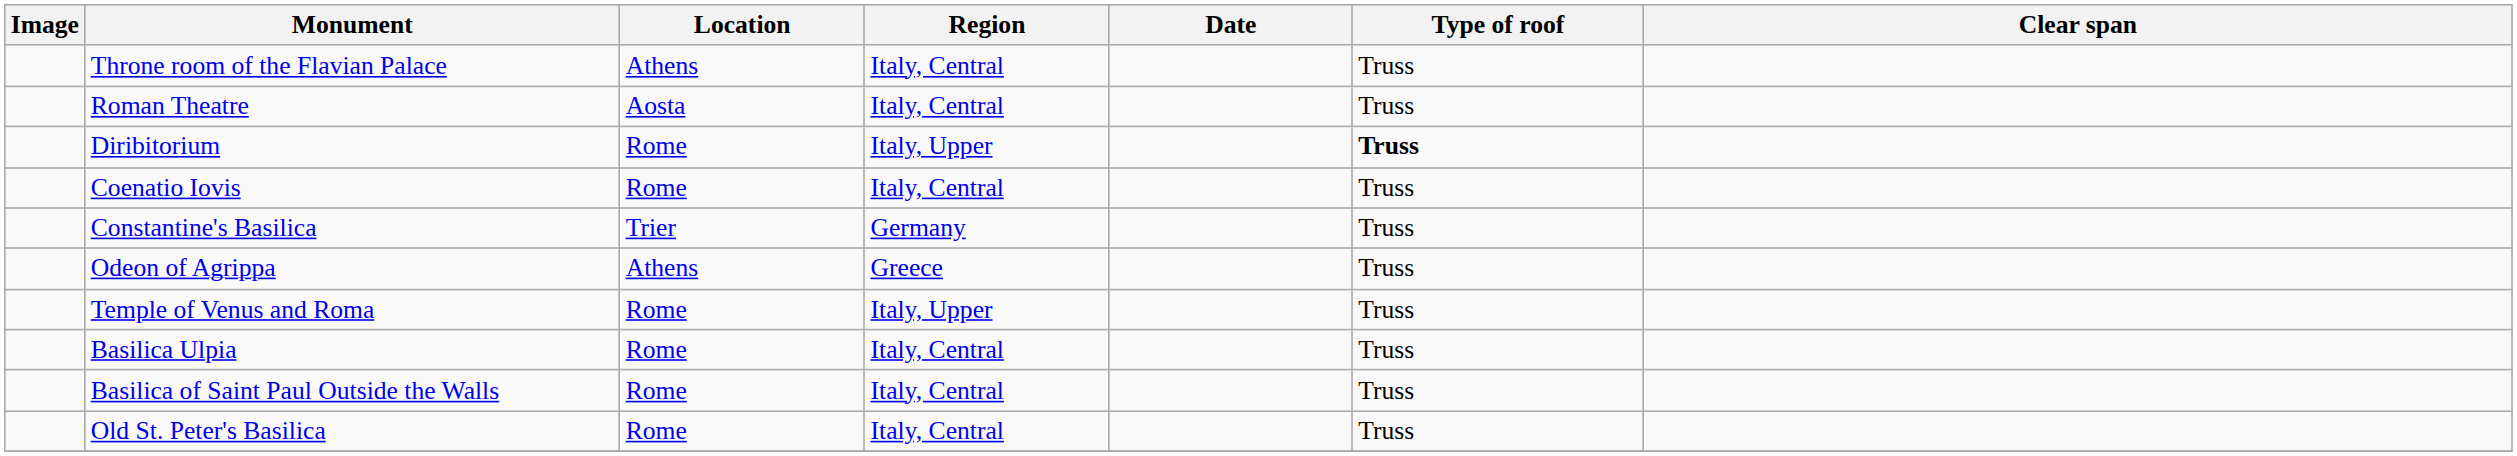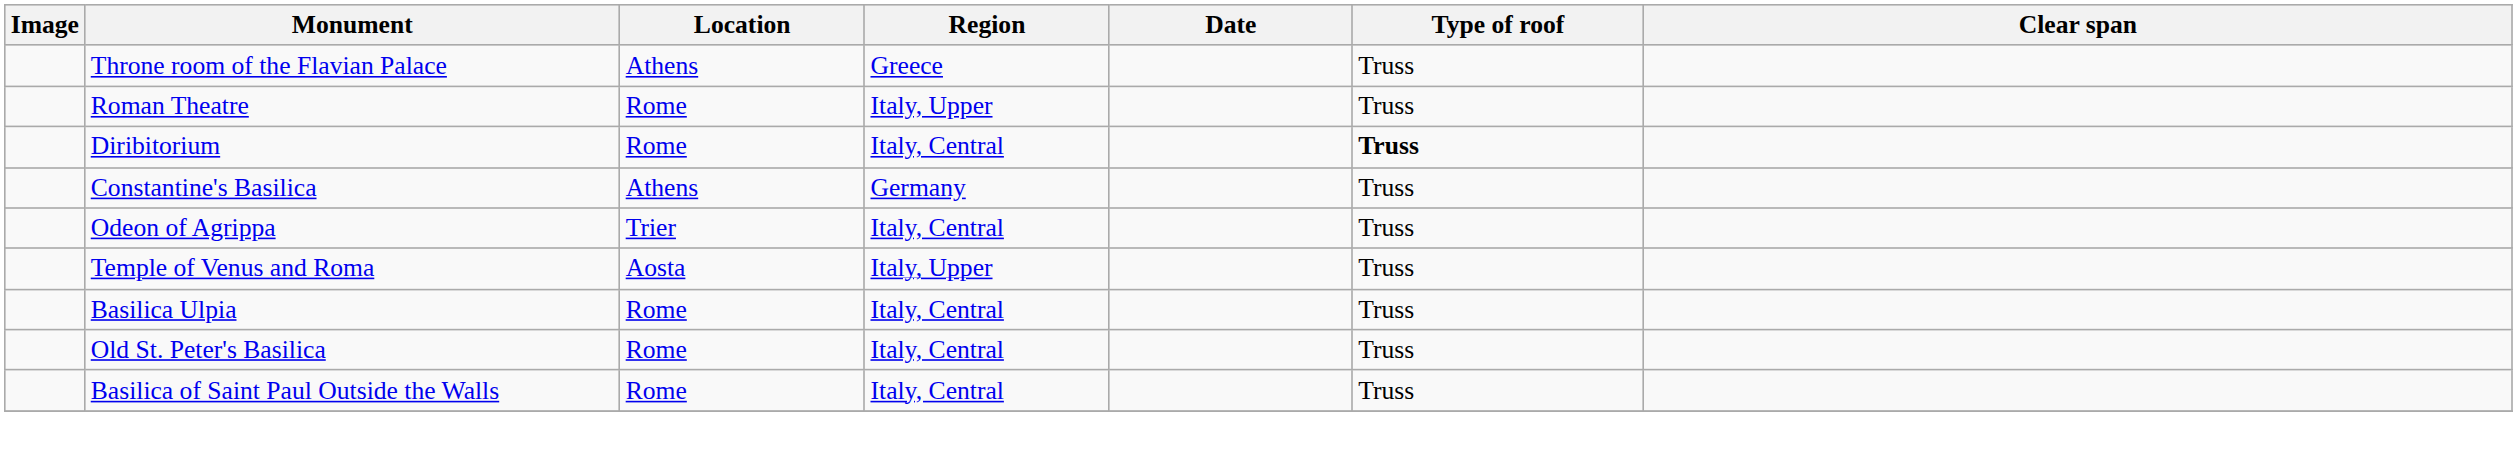(937, 65) Italy, Central -> (907, 65) Greece
(656, 106) Aosta -> (656, 106) Rome
(937, 106) Italy, Central -> (932, 106) Italy, Upper
(932, 146) Italy, Upper -> (937, 146) Italy, Central
- row: (166, 187)
(651, 227) Trier -> (662, 187) Athens
(662, 268) Athens -> (651, 227) Trier
(907, 268) Greece -> (937, 227) Italy, Central
(656, 308) Rome -> (656, 268) Aosta
rows swapped: (295, 390) <-> (208, 430)
